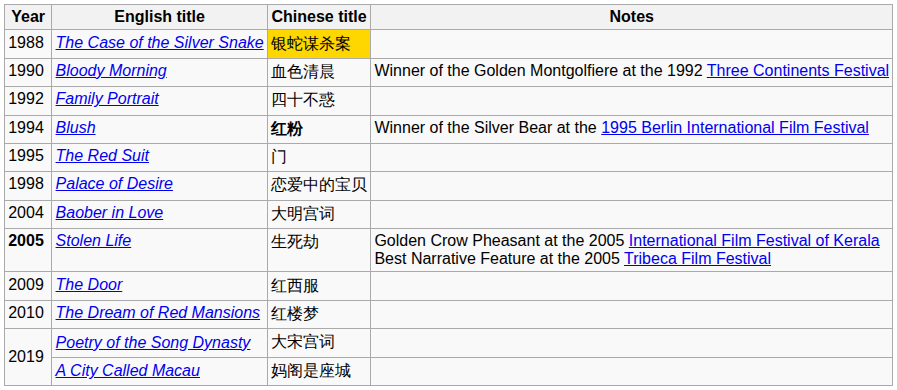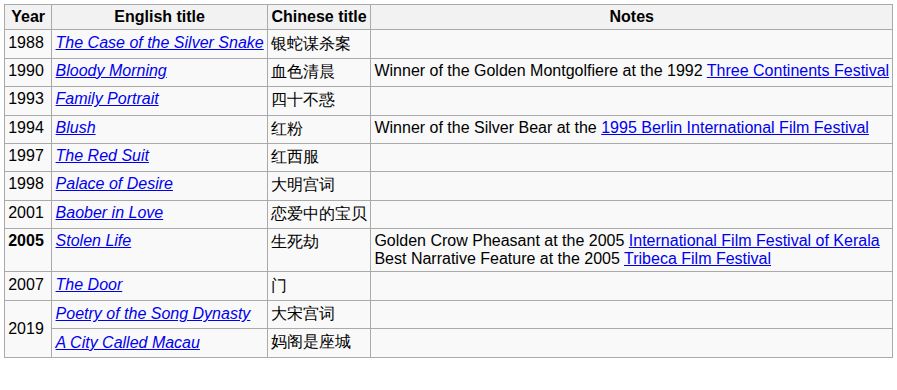(311, 43) gold background -> (311, 43) no background
(26, 99) 1992 -> (26, 99) 1993
(287, 128) bold -> (287, 128) normal
(26, 156) 1995 -> (26, 156) 1997
(279, 157) 门 -> (295, 157) 红西服
(319, 185) 恋爱中的宝贝 -> (303, 185) 大明宫词
(26, 212) 2004 -> (26, 212) 2001
(303, 213) 大明宫词 -> (319, 213) 恋爱中的宝贝
(26, 284) 2009 -> (26, 284) 2007
(295, 285) 红西服 -> (279, 285) 门
- row: (158, 312)
